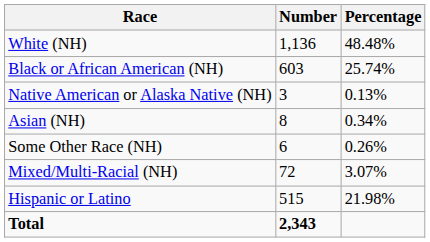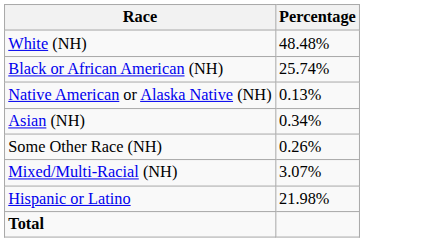- column: (308, 17)
